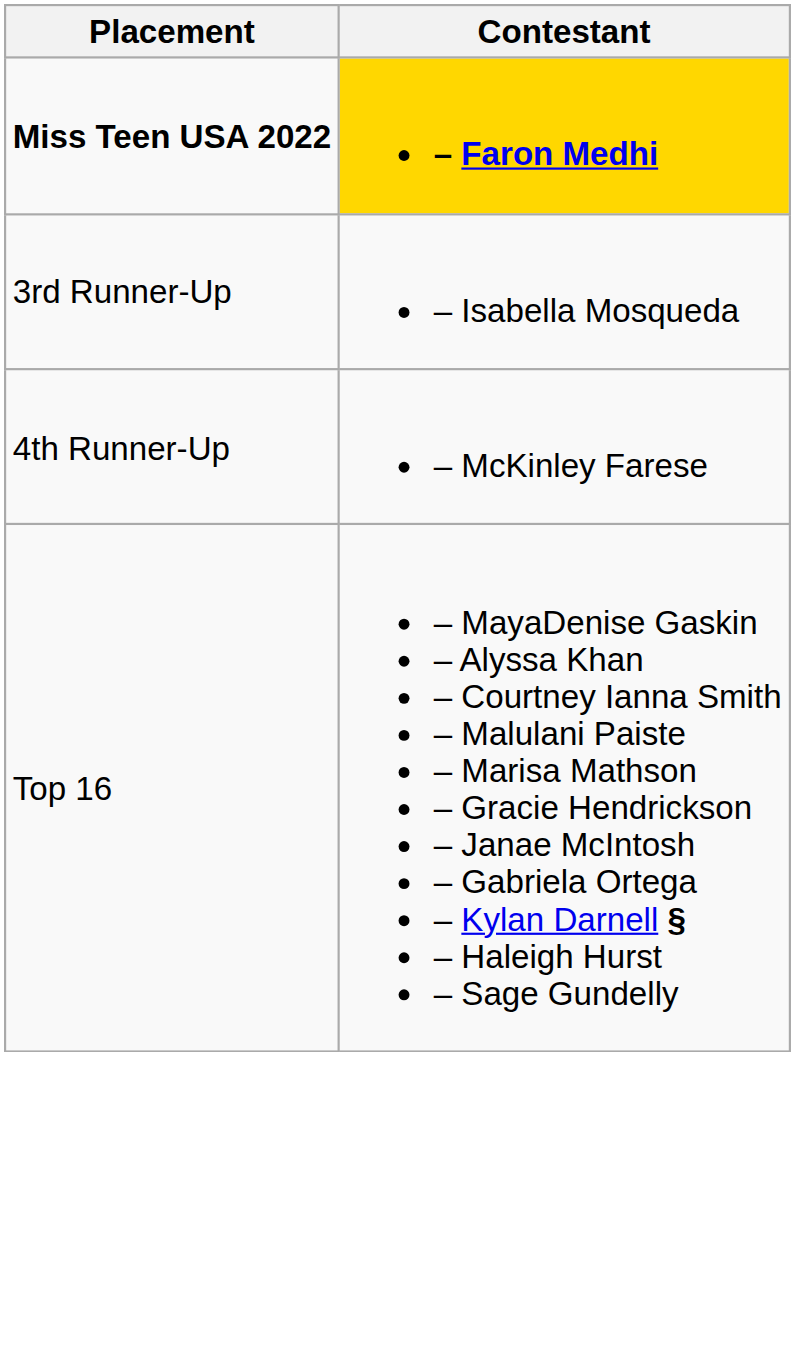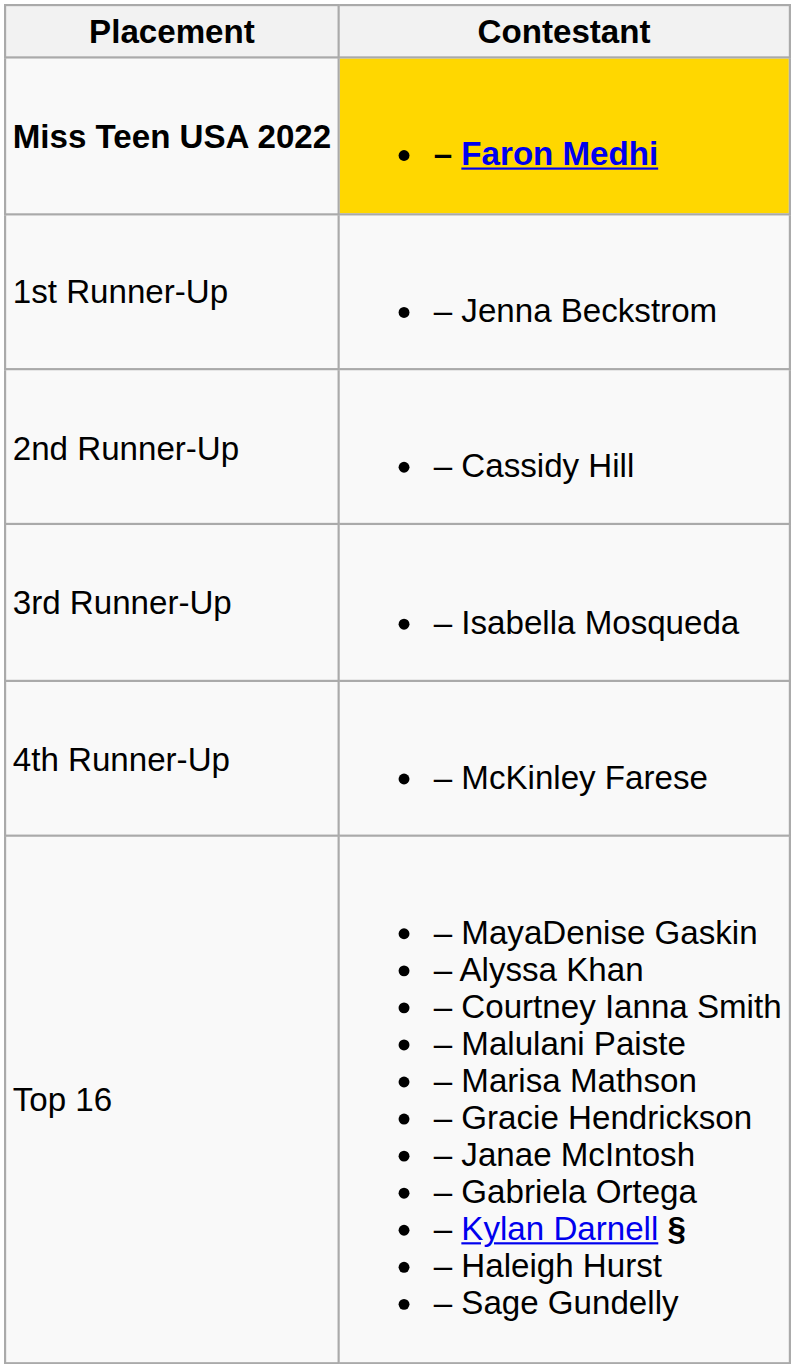+ row: (120, 291)
+ row: (126, 447)
